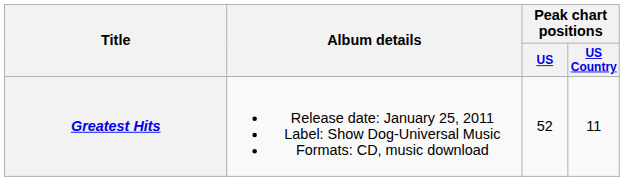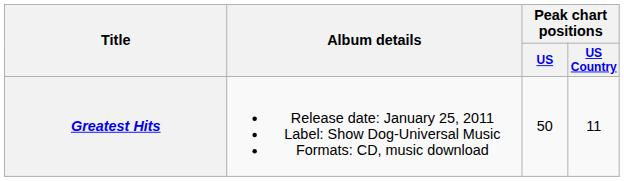(545, 126) 52 -> (545, 126) 50
